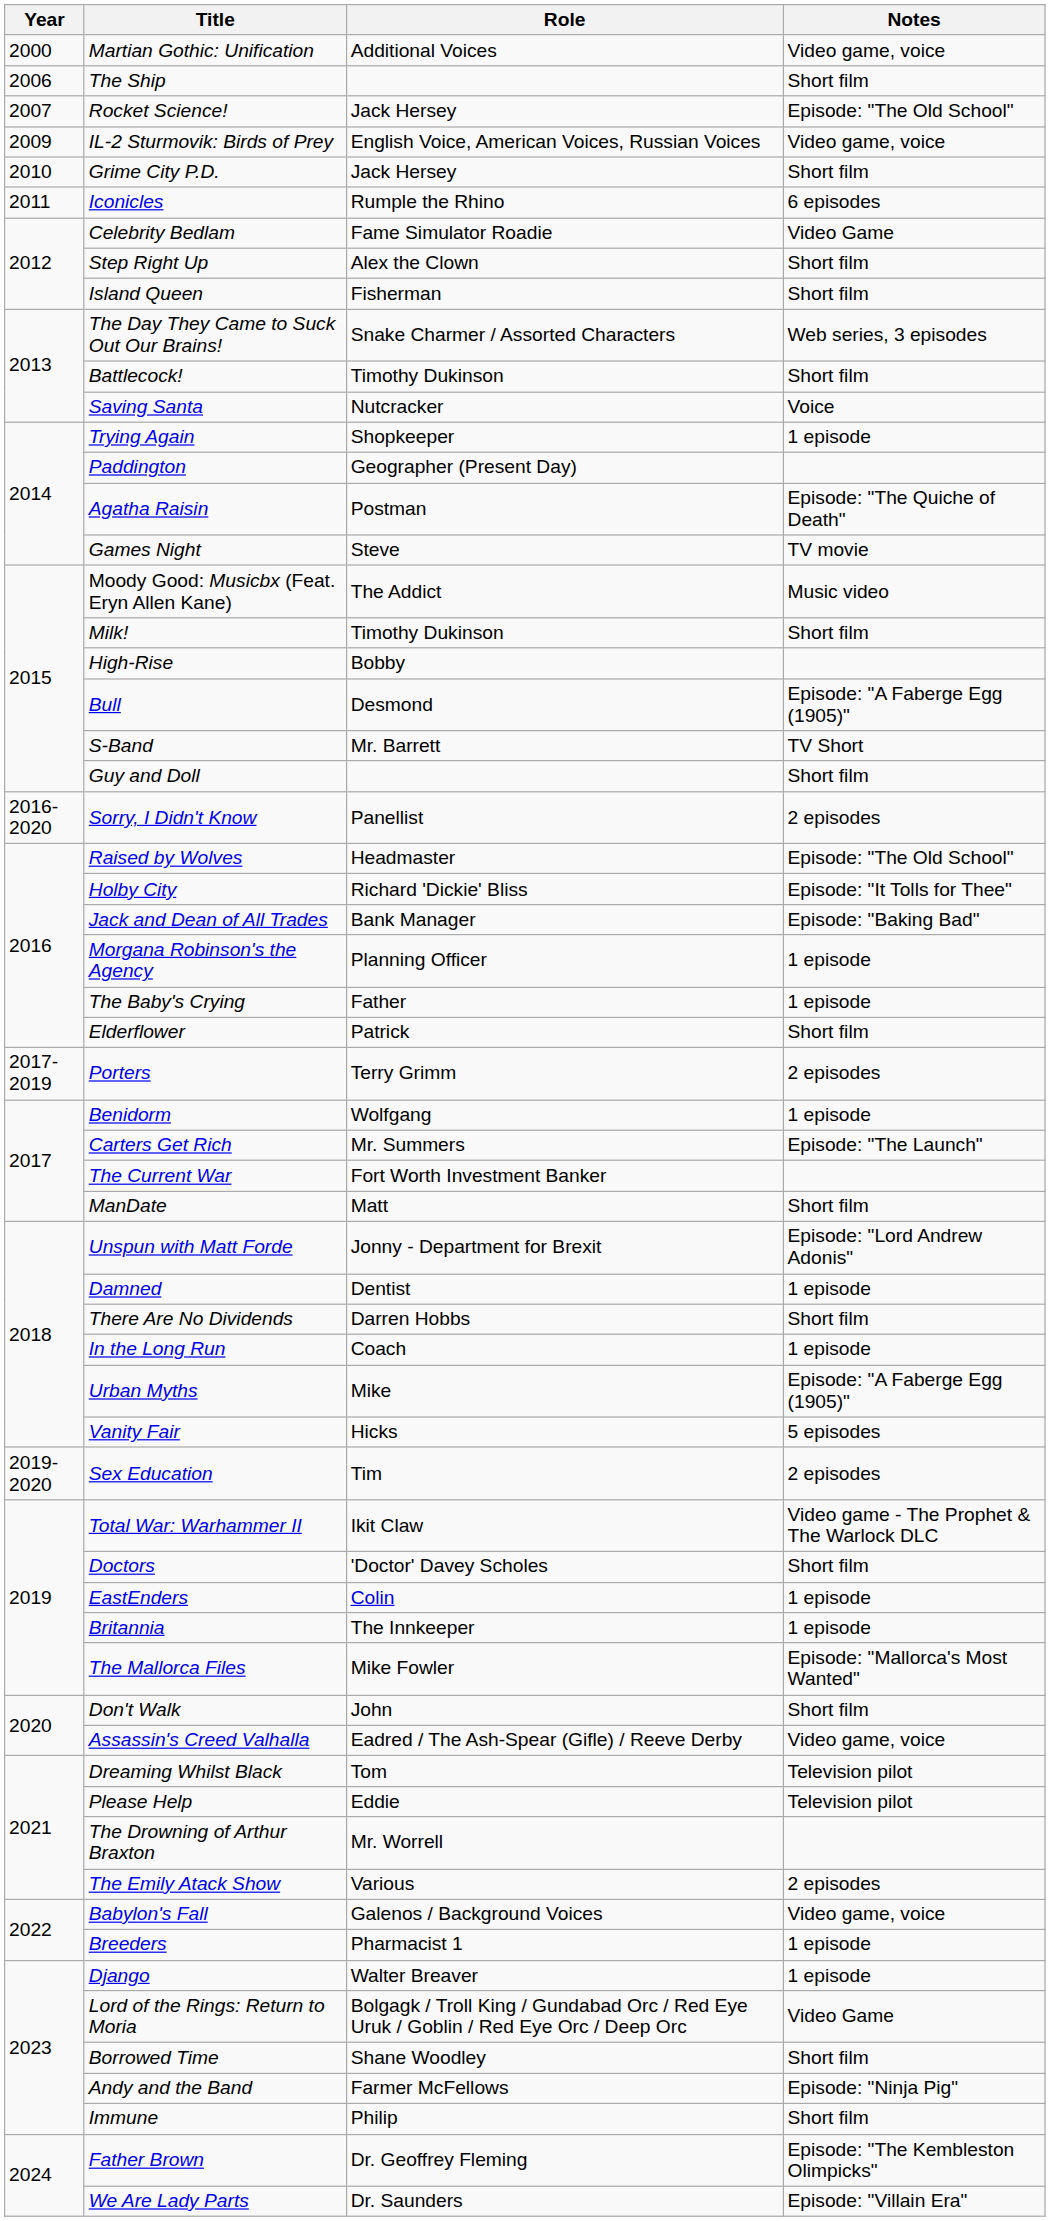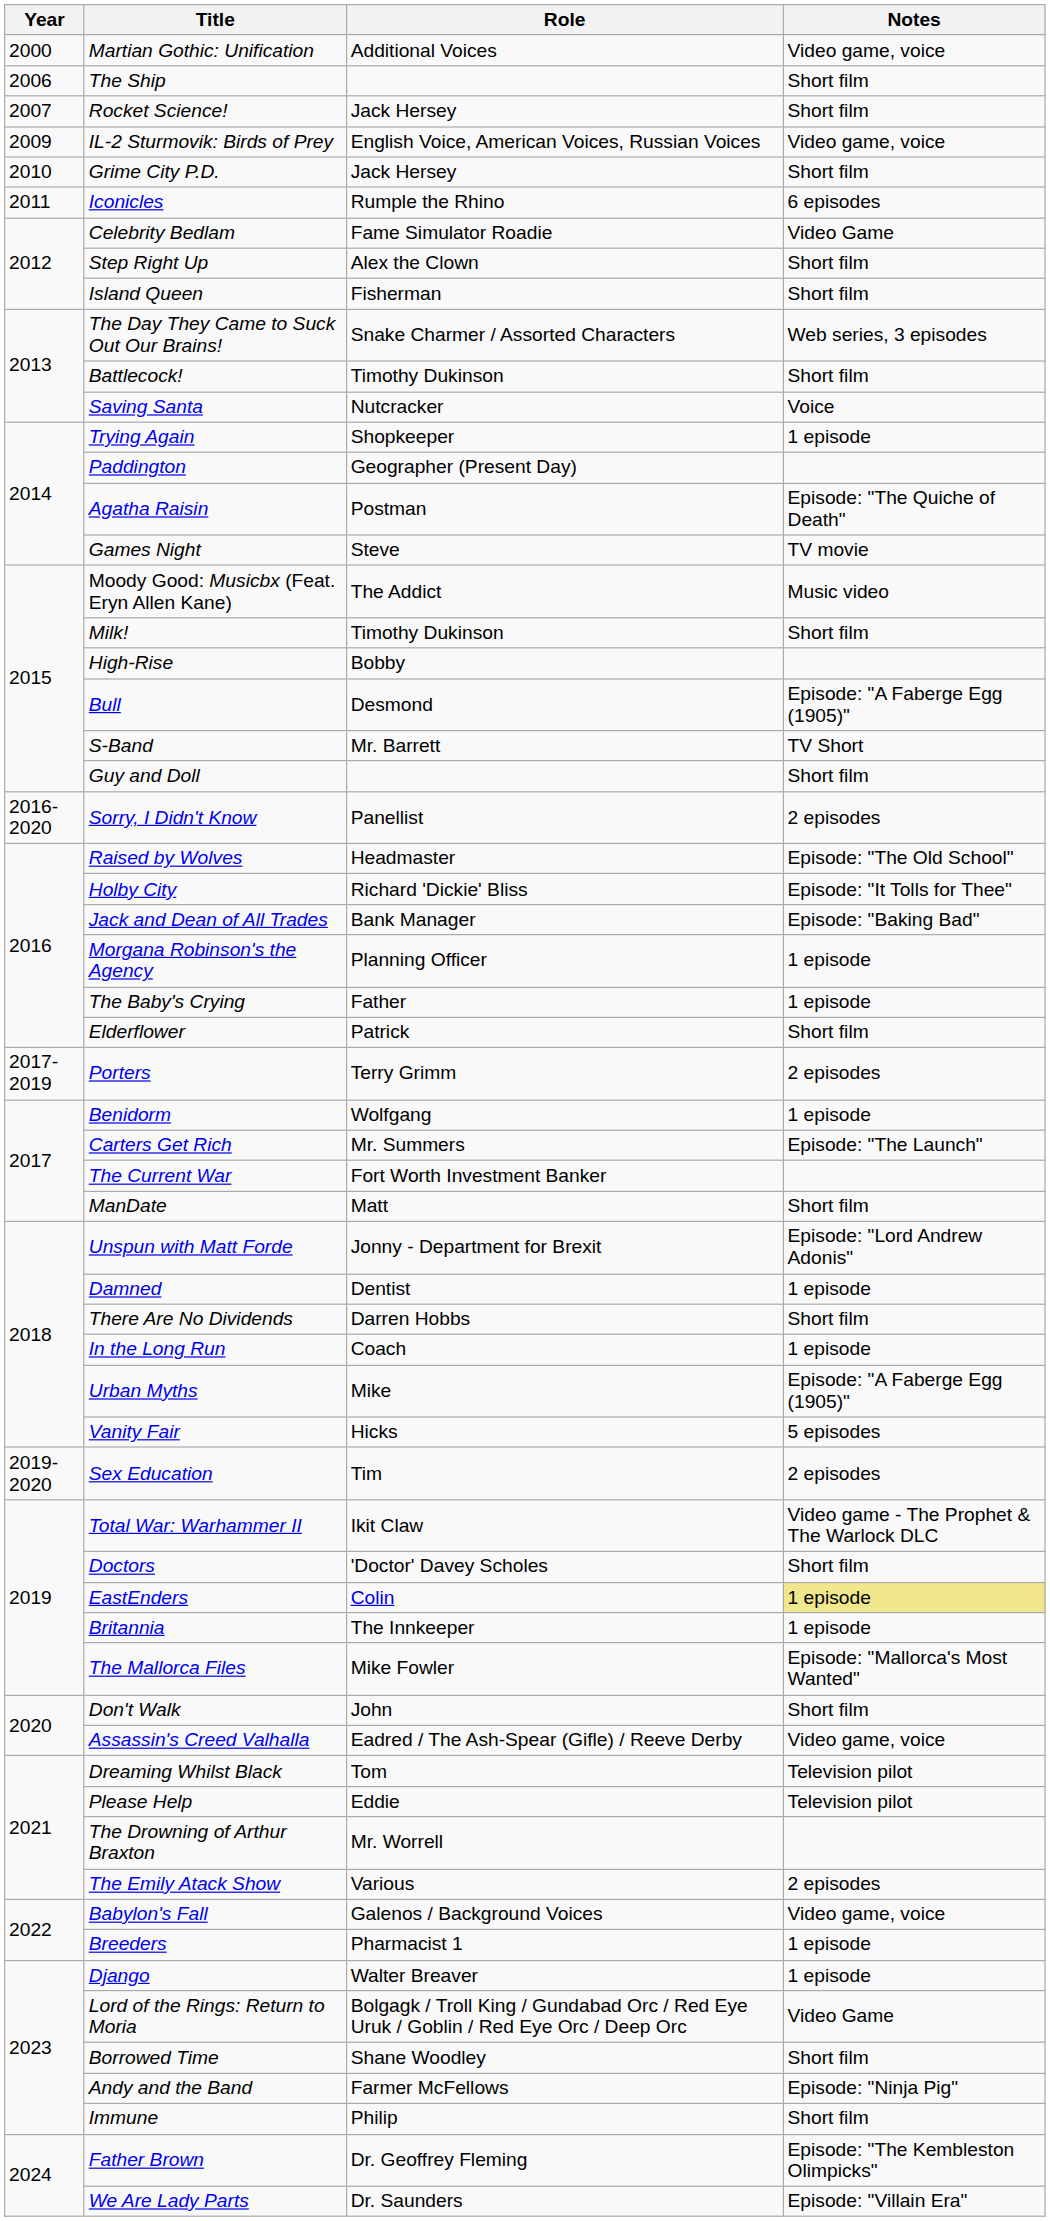(901, 111) Episode: "The Old School" -> (828, 111) Short film
(829, 1597) no background -> (829, 1597) khaki background
